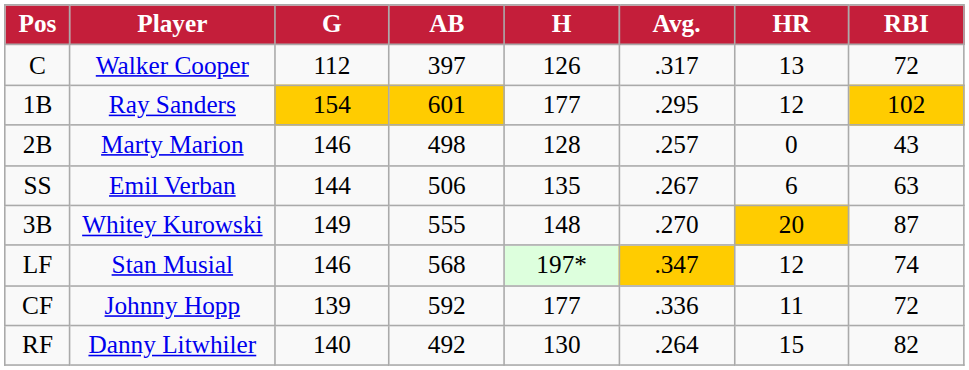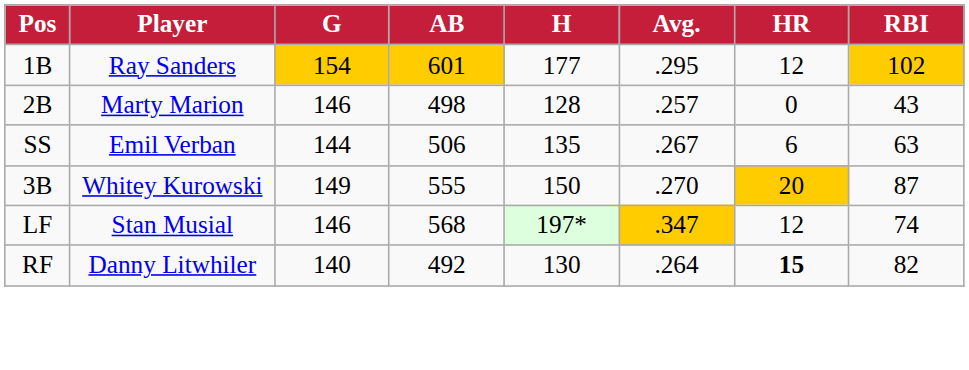- row: (38, 64)
(562, 225) 148 -> (562, 184) 150
- row: (38, 305)
(791, 345) normal -> (791, 265) bold
